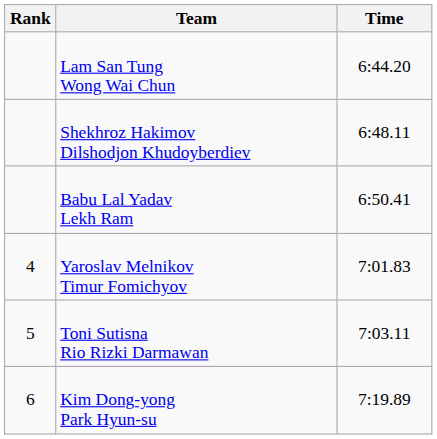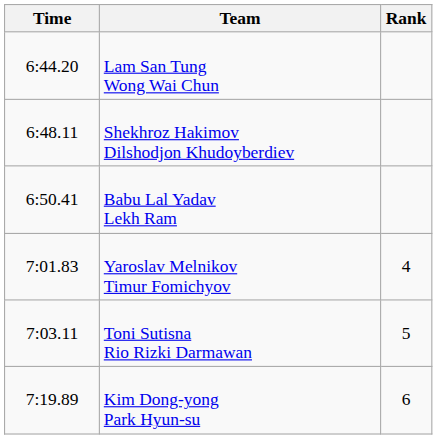columns swapped: (30, 18) <-> (384, 18)
